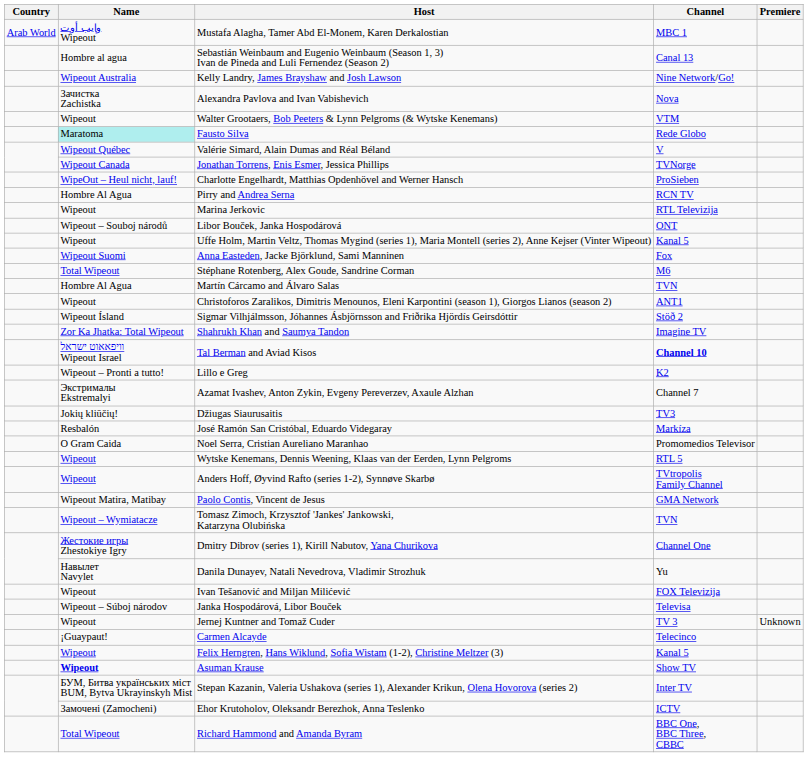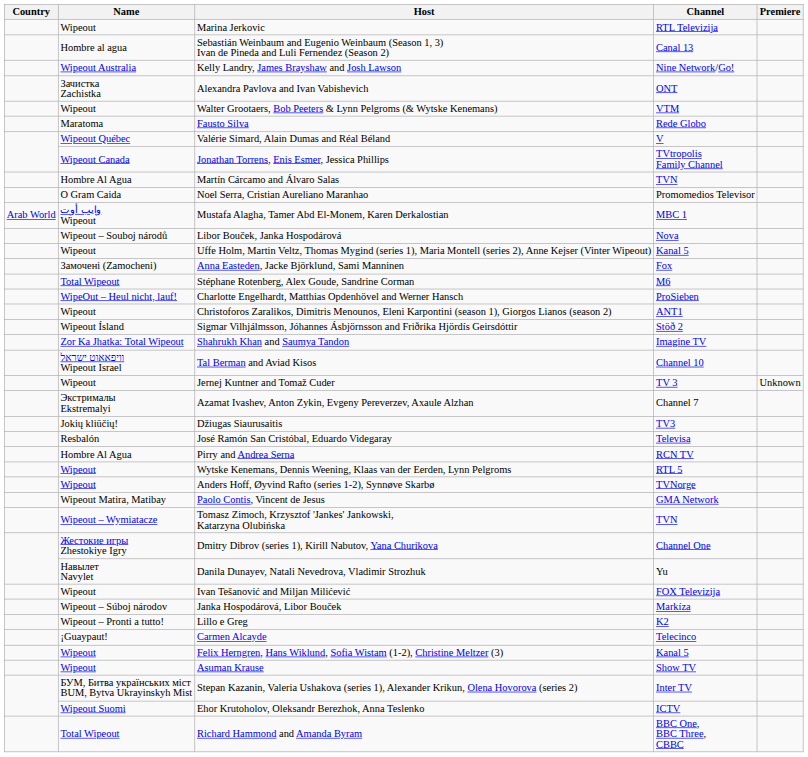rows swapped: (323, 32) <-> (231, 210)
(667, 98) Nova -> (667, 88) ONT
(82, 134) paleturquoise background -> (82, 124) no background
(676, 164) TVNorge -> (689, 159) TVtropolis Family Channel
rows swapped: (268, 286) <-> (330, 180)
rows swapped: (246, 195) <-> (283, 443)
(667, 225) ONT -> (667, 236) Nova
(93, 256) Wipeout Suomi -> (108, 266) Замочені (Zamocheni)
(681, 352) bold -> (680, 362) normal
rows swapped: (222, 372) <-> (266, 622)
(673, 428) Markíza -> (673, 439) Televisa
(689, 479) TVtropolis Family Channel -> (676, 484) TVNorge
(673, 607) Televisa -> (673, 607) Markíza
(79, 667) bold -> (78, 667) normal
(108, 708) Замочені (Zamocheni) -> (93, 708) Wipeout Suomi
